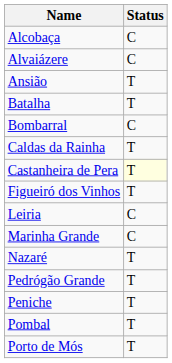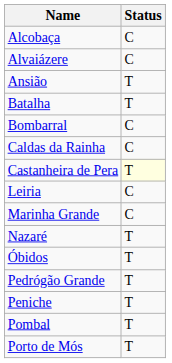(131, 147) T -> (129, 147) C
- row: (64, 192)
+ row: (28, 258)
